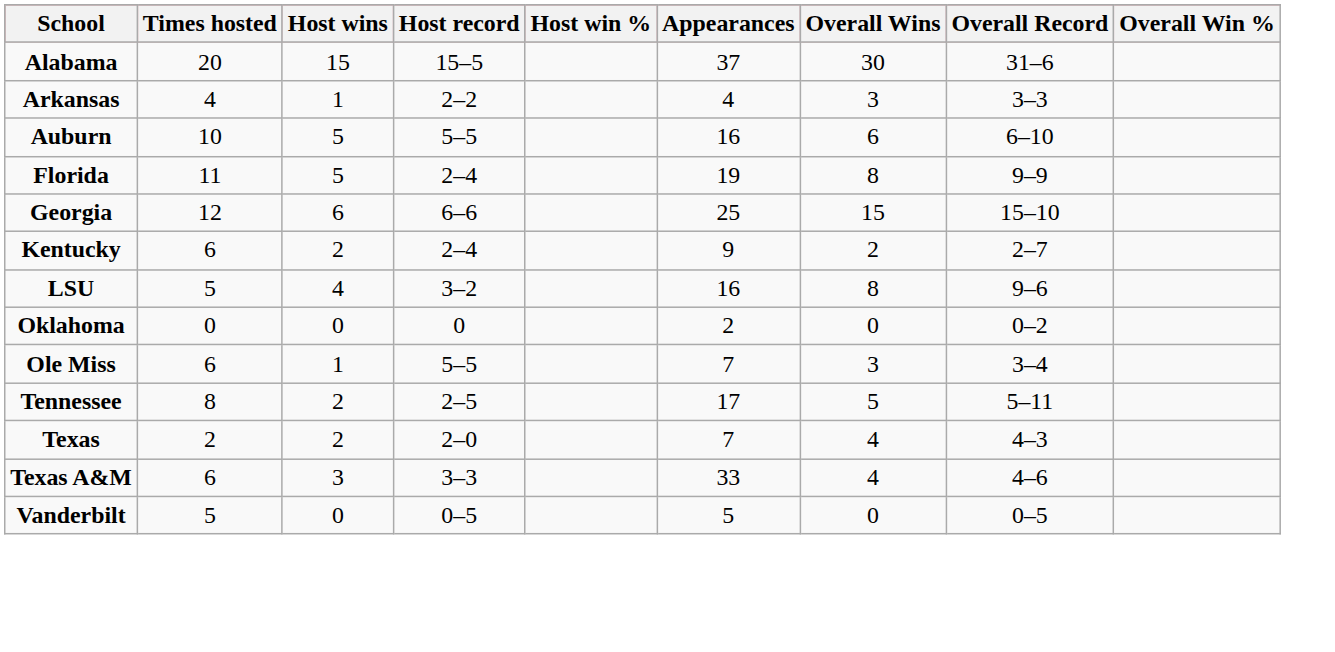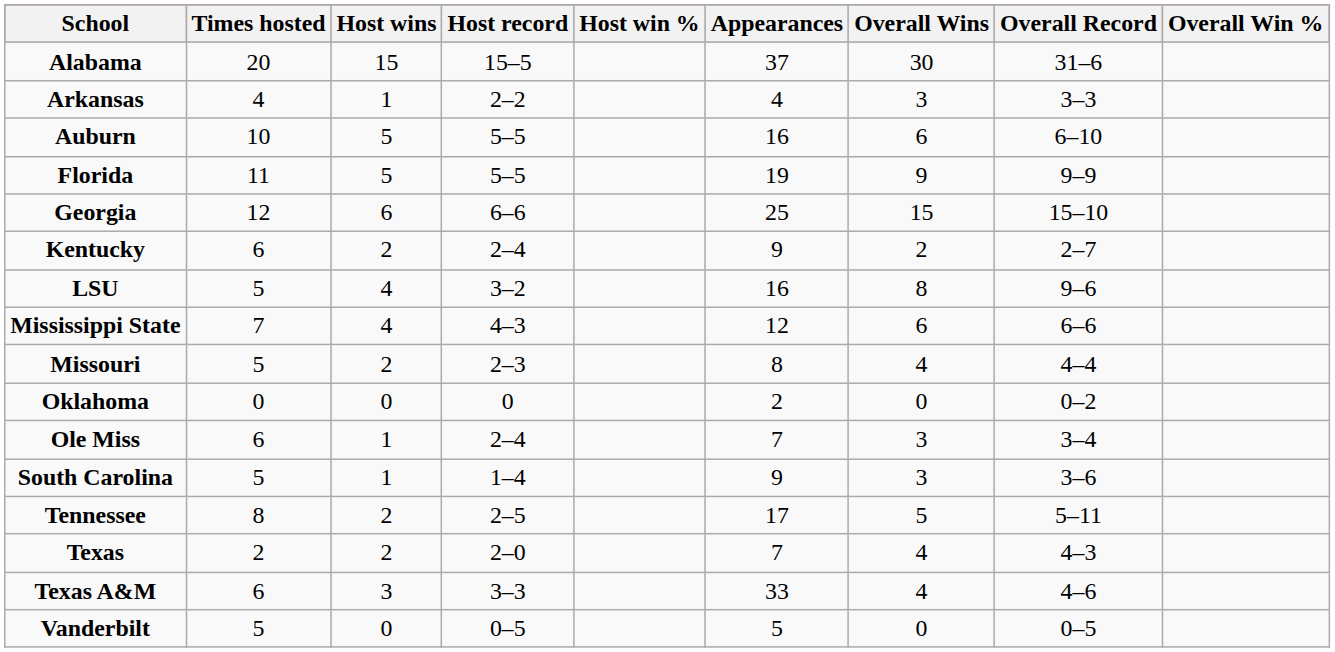(459, 174) 2–4 -> (508, 174) 5–5
(873, 174) 8 -> (922, 174) 9
+ row: (95, 325)
+ row: (95, 363)
(459, 363) 5–5 -> (508, 439) 2–4
+ row: (95, 477)
